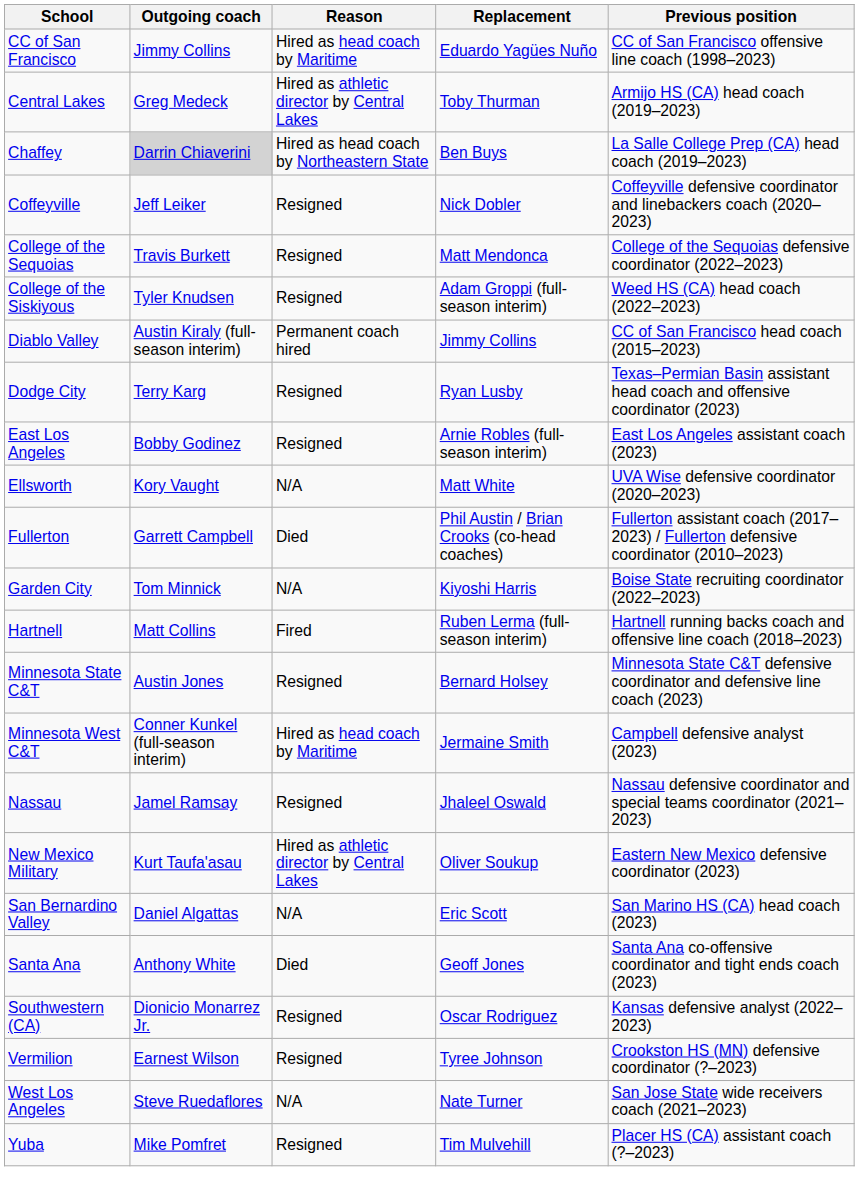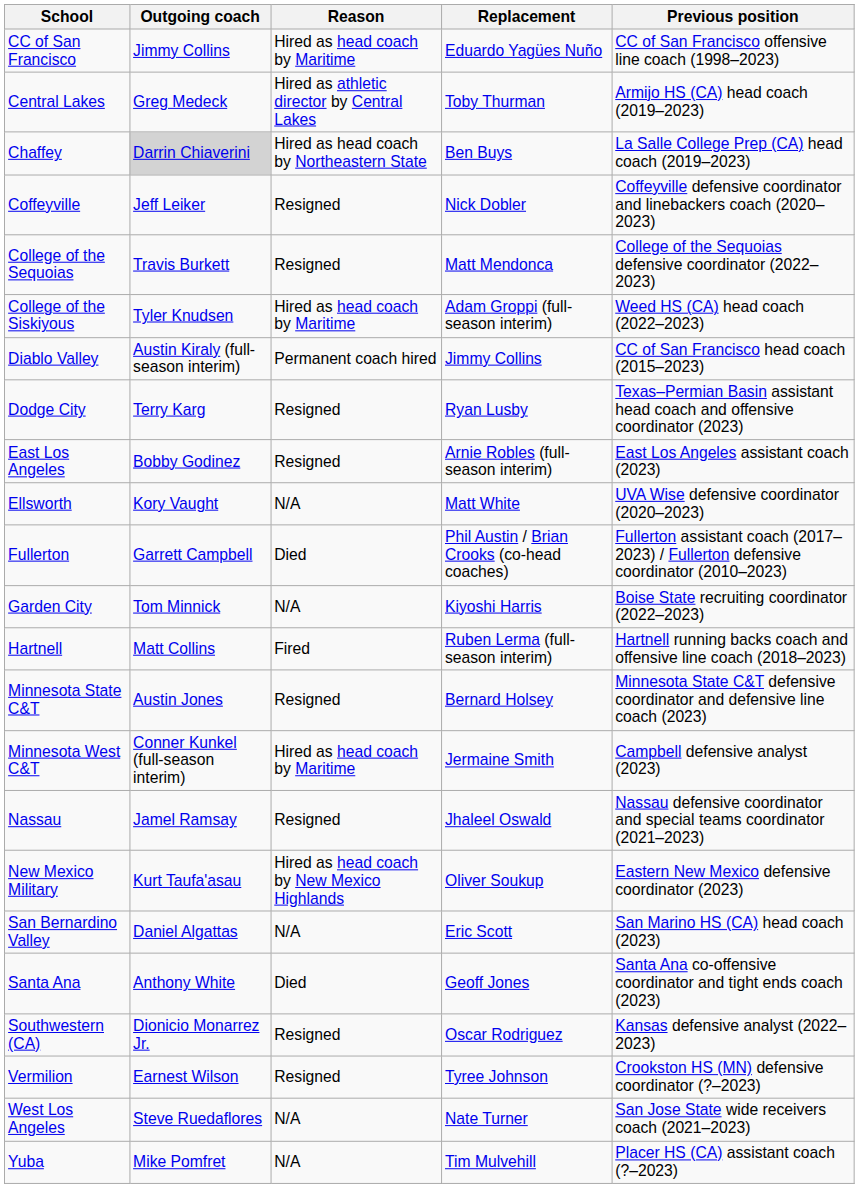(309, 298) Resigned -> (346, 316) Hired as head coach by Maritime
(340, 863) Hired as athletic director by Central Lakes -> (346, 880) Hired as head coach by New Mexico Highlands
(309, 1144) Resigned -> (287, 1162) N/A
